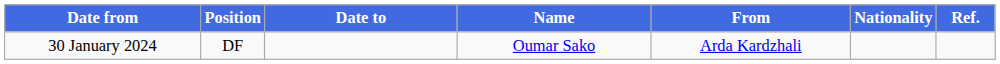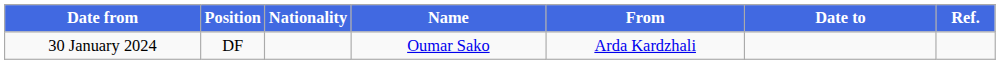columns swapped: (893, 18) <-> (361, 18)
